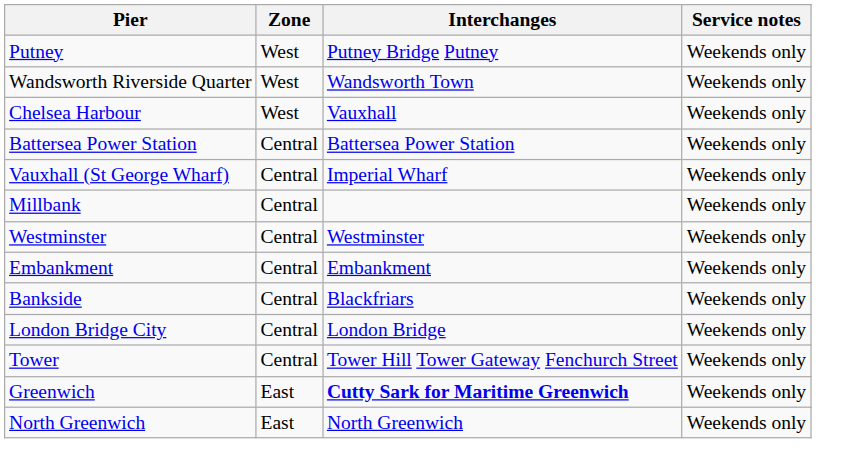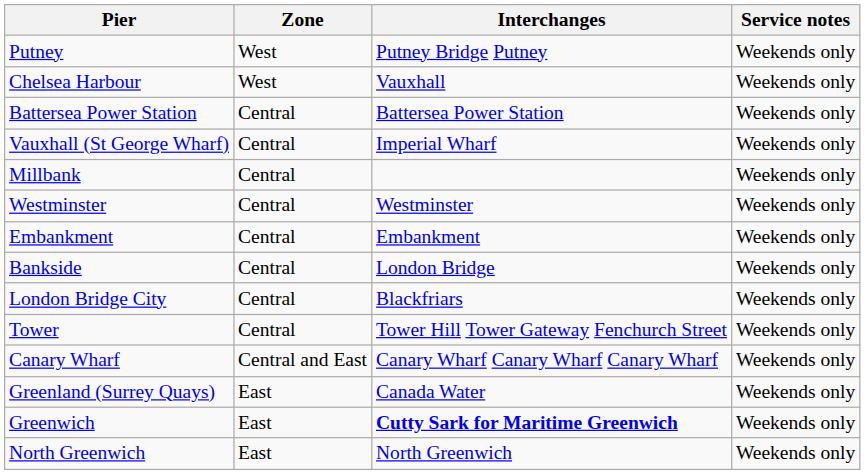- row: (130, 81)
(370, 298) Blackfriars -> (435, 267) London Bridge
(386, 329) London Bridge -> (419, 298) Blackfriars
+ row: (64, 360)
+ row: (112, 391)
